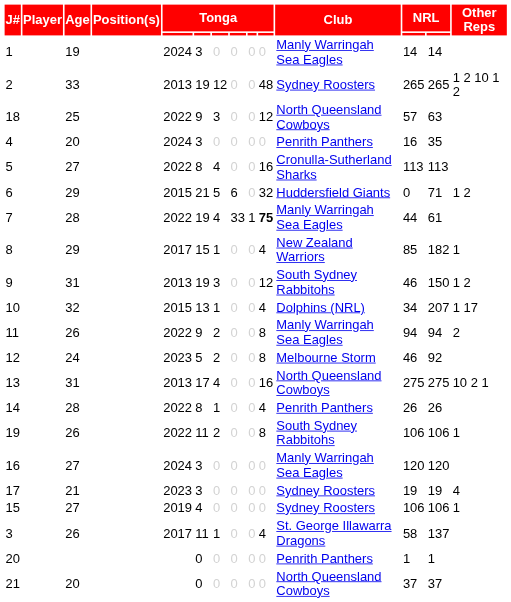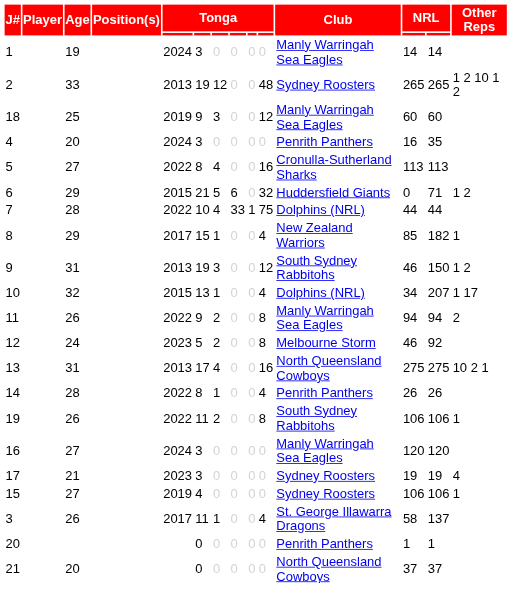(178, 117) 2022 -> (178, 117) 2019
(329, 117) North Queensland Cowboys -> (325, 117) Manly Warringah Sea Eagles
(410, 117) 57 -> (410, 117) 60
(435, 117) 63 -> (435, 117) 60
(202, 217) 19 -> (202, 210) 10
(266, 217) bold -> (266, 210) normal
(325, 217) Manly Warringah Sea Eagles -> (321, 210) Dolphins (NRL)
(435, 217) 61 -> (435, 210) 44
